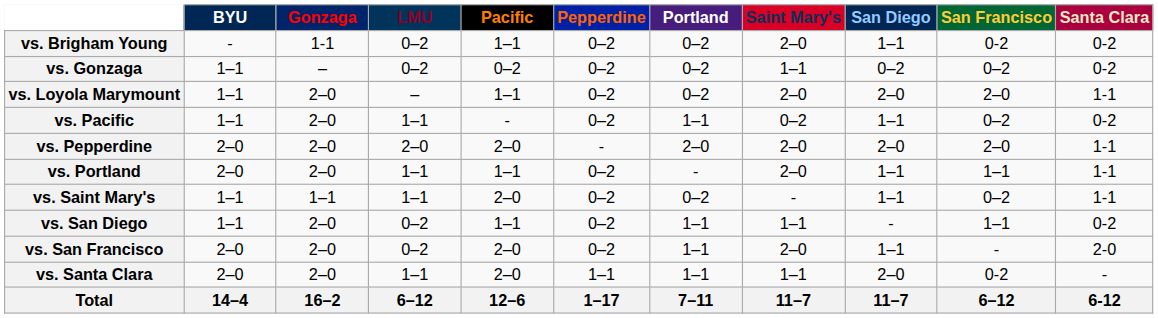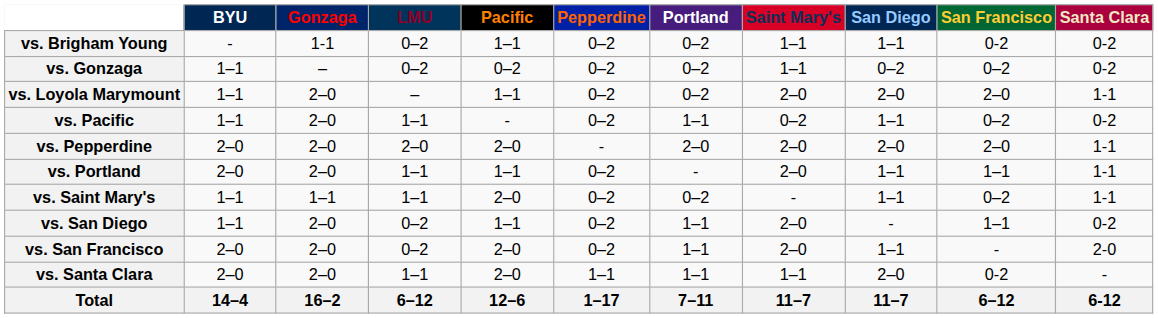(793, 44) 2–0 -> (793, 44) 1–1
(793, 223) 1–1 -> (793, 223) 2–0
